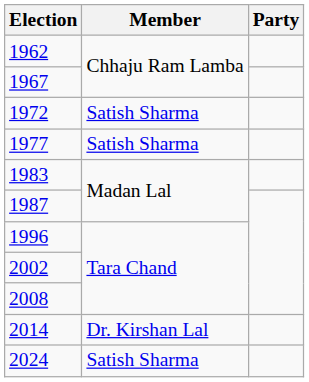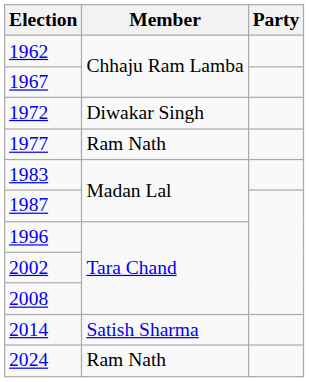(143, 112) Satish Sharma -> (145, 112) Diwakar Singh
(143, 143) Satish Sharma -> (126, 143) Ram Nath
(147, 329) Dr. Kirshan Lal -> (143, 329) Satish Sharma
(143, 360) Satish Sharma -> (126, 360) Ram Nath
